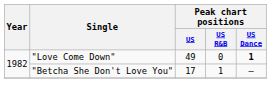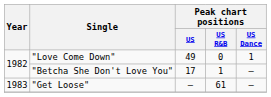(251, 57) bold -> (251, 57) normal
+ row: (60, 85)
